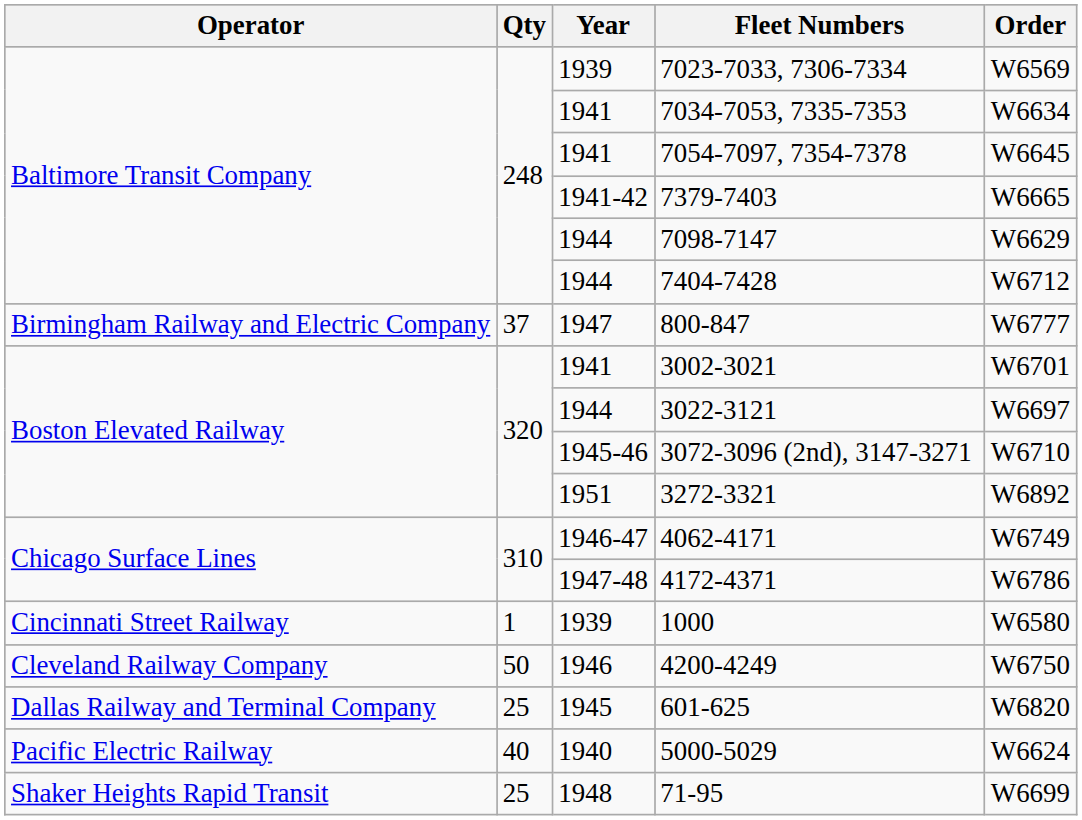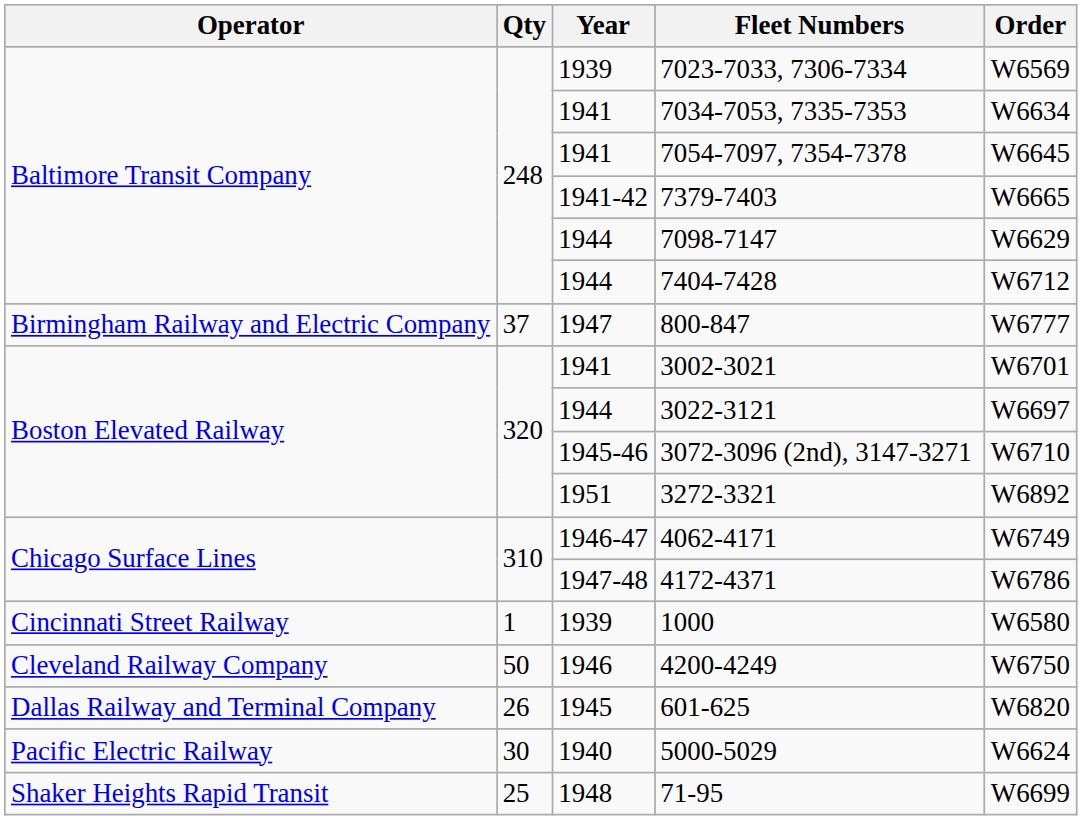(516, 707) 25 -> (516, 707) 26
(516, 750) 40 -> (516, 750) 30
